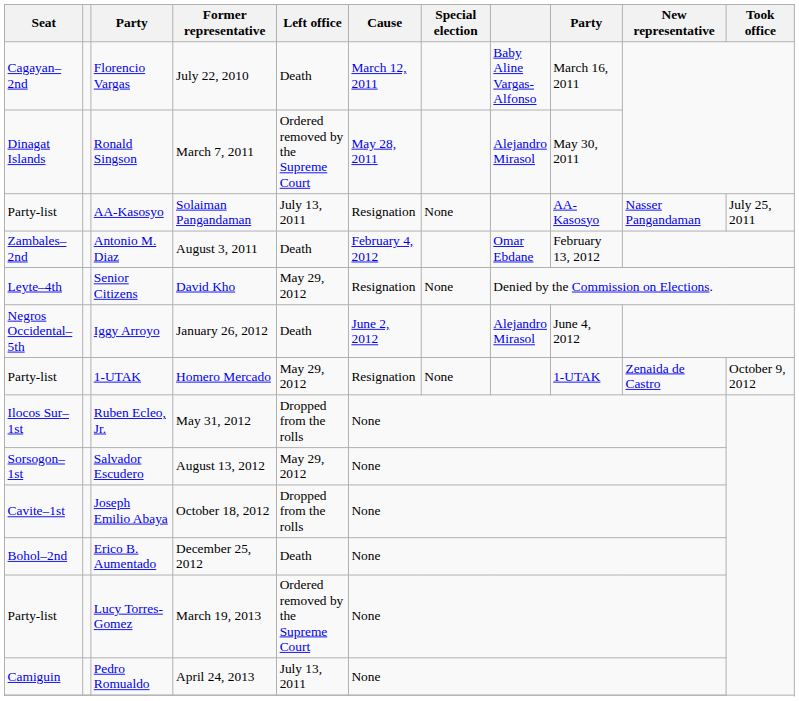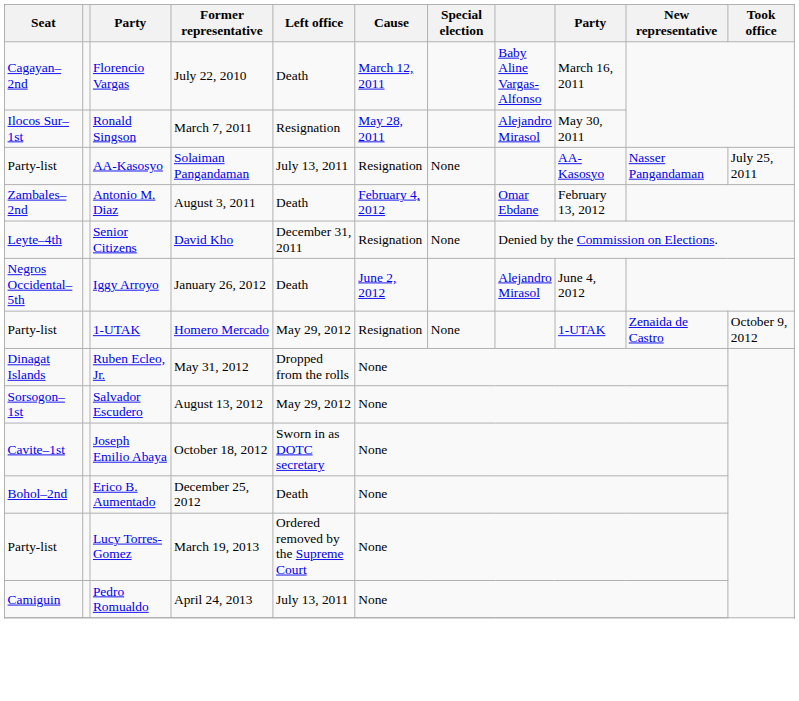(29, 151) Dinagat Islands -> (38, 128) Ilocos Sur–1st
(311, 151) Ordered removed by the Supreme Court -> (308, 128) Resignation
(302, 286) May 29, 2012 -> (314, 239) December 31, 2011
(38, 420) Ilocos Sur–1st -> (29, 366) Dinagat Islands
(303, 510) Dropped from the rolls -> (308, 448) Sworn in as DOTC secretary
